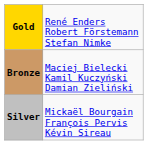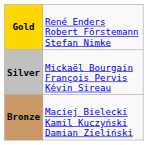rows swapped: (24, 118) <-> (24, 73)
